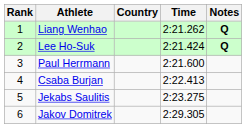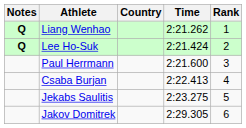columns swapped: (20, 13) <-> (224, 13)
